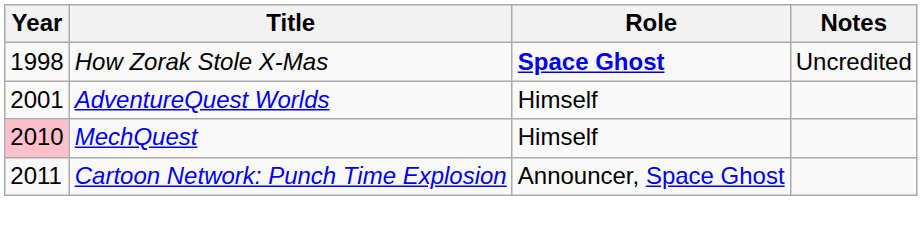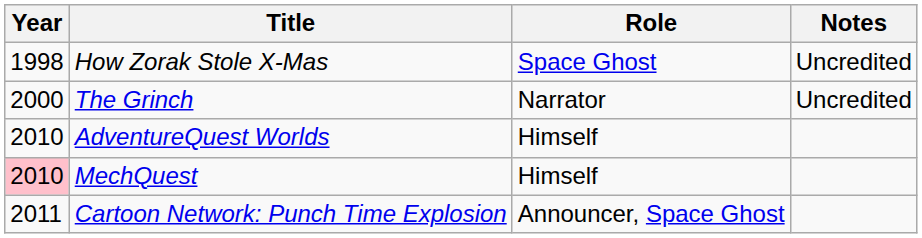(591, 61) bold -> (587, 61) normal
+ row: (134, 99)
(37, 99) 2001 -> (37, 137) 2010
